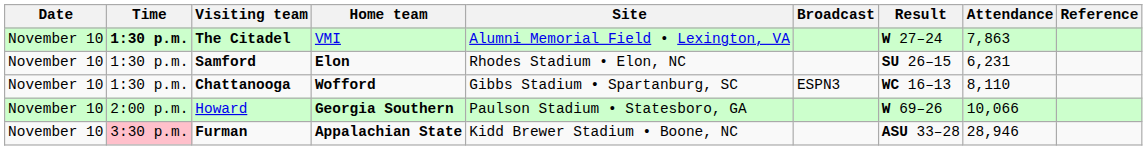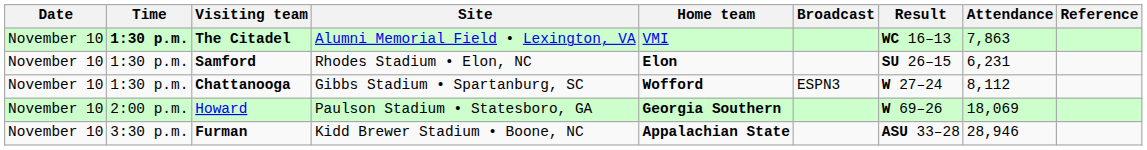columns swapped: (389, 17) <-> (630, 17)
(912, 40) W 27–24 -> (917, 40) WC 16–13
(917, 87) WC 16–13 -> (912, 87) W 27–24
(988, 87) 8,110 -> (988, 87) 8,112
(993, 110) 10,066 -> (993, 110) 18,069
(149, 133) pink background -> (149, 133) no background
